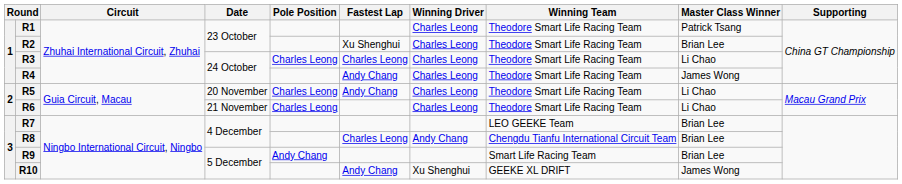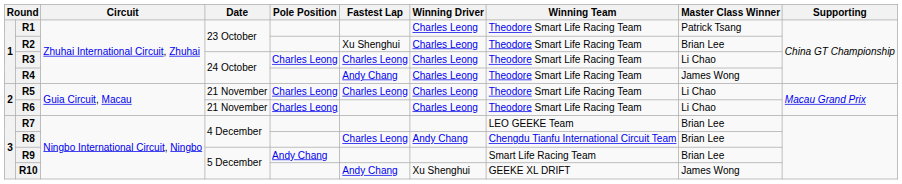(237, 91) 20 November -> (237, 91) 21 November
(370, 91) Andy Chang -> (375, 91) Charles Leong
